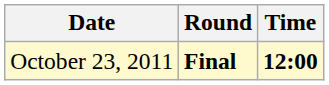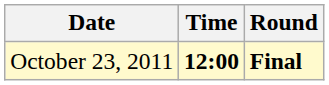columns swapped: (290, 23) <-> (218, 23)
